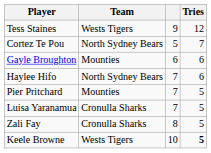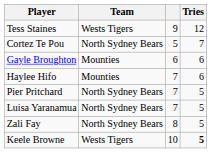(122, 76) North Sydney Bears -> (100, 76) Mounties
(100, 92) Mounties -> (122, 92) North Sydney Bears
(114, 108) Cronulla Sharks -> (122, 108) North Sydney Bears
(114, 124) Cronulla Sharks -> (122, 124) North Sydney Bears
